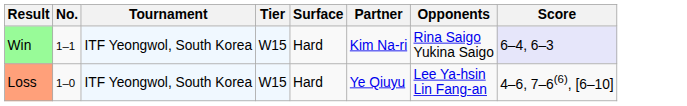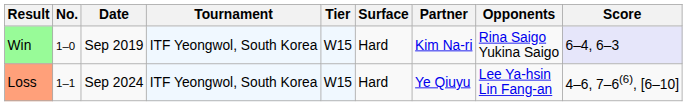+ column: (114, 15)
(66, 45) 1–1 -> (66, 45) 1–0
(66, 83) 1–0 -> (66, 83) 1–1
